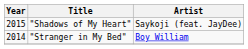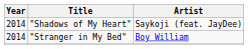(16, 24) 2015 -> (16, 24) 2014
